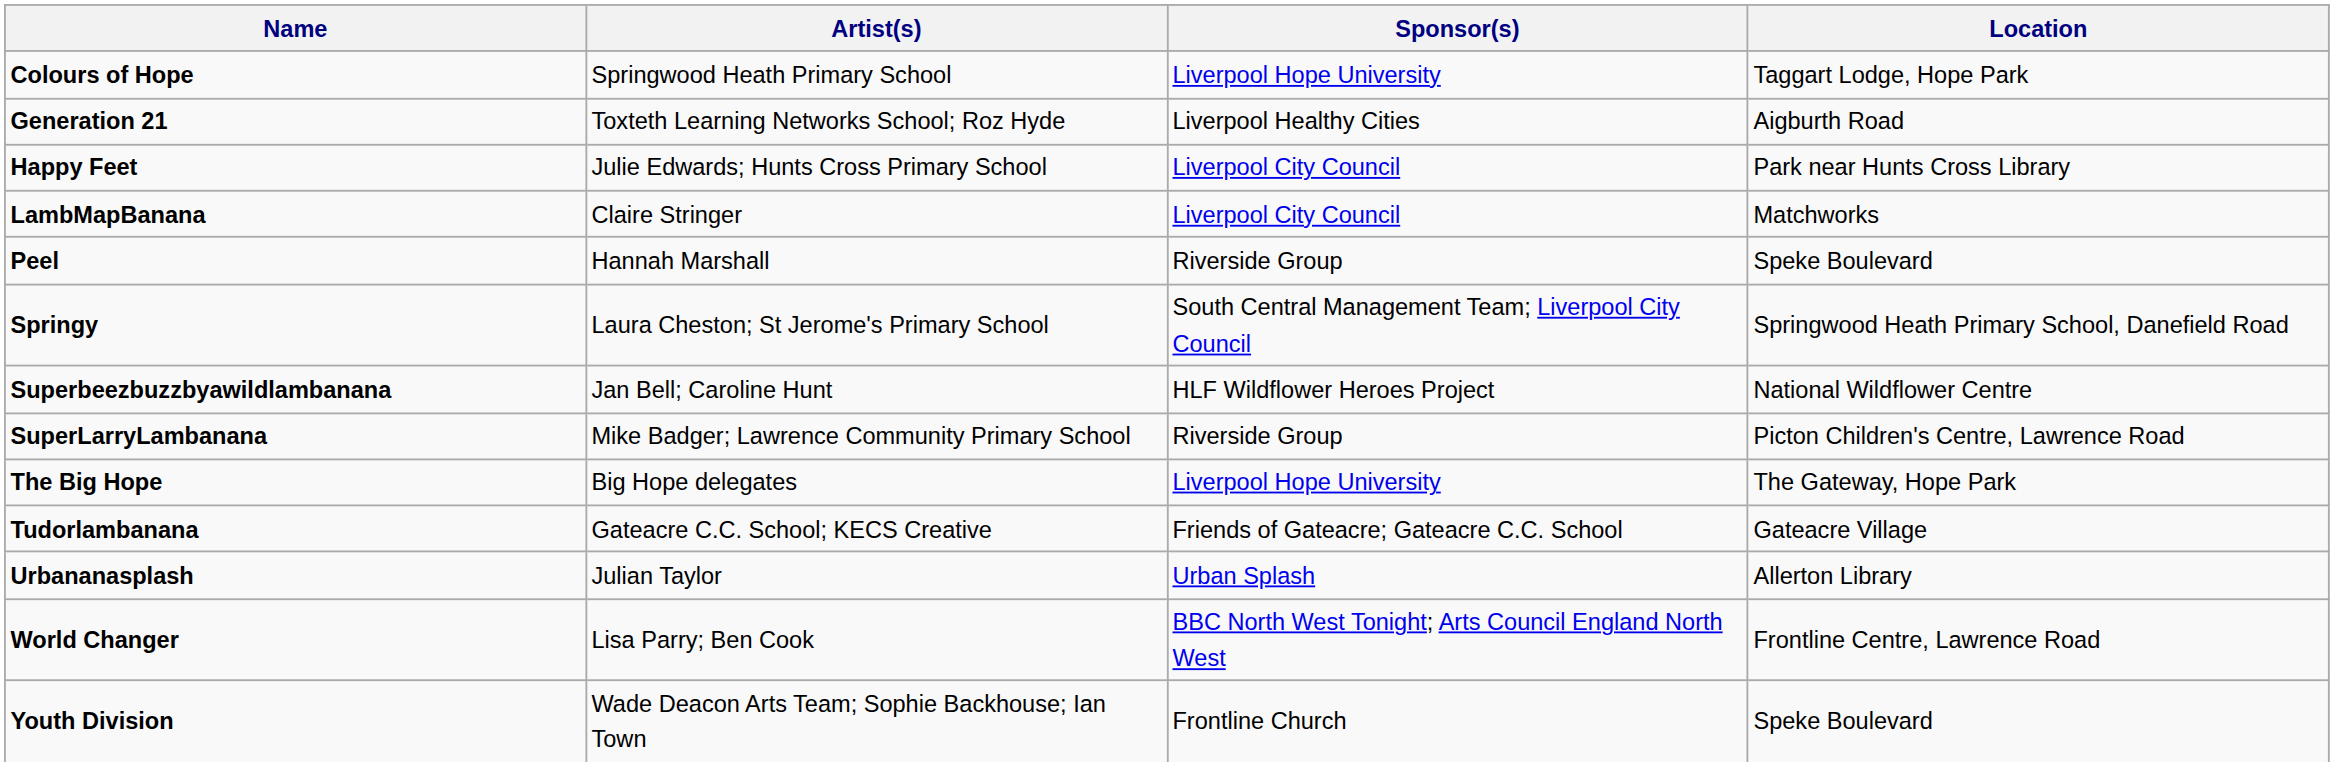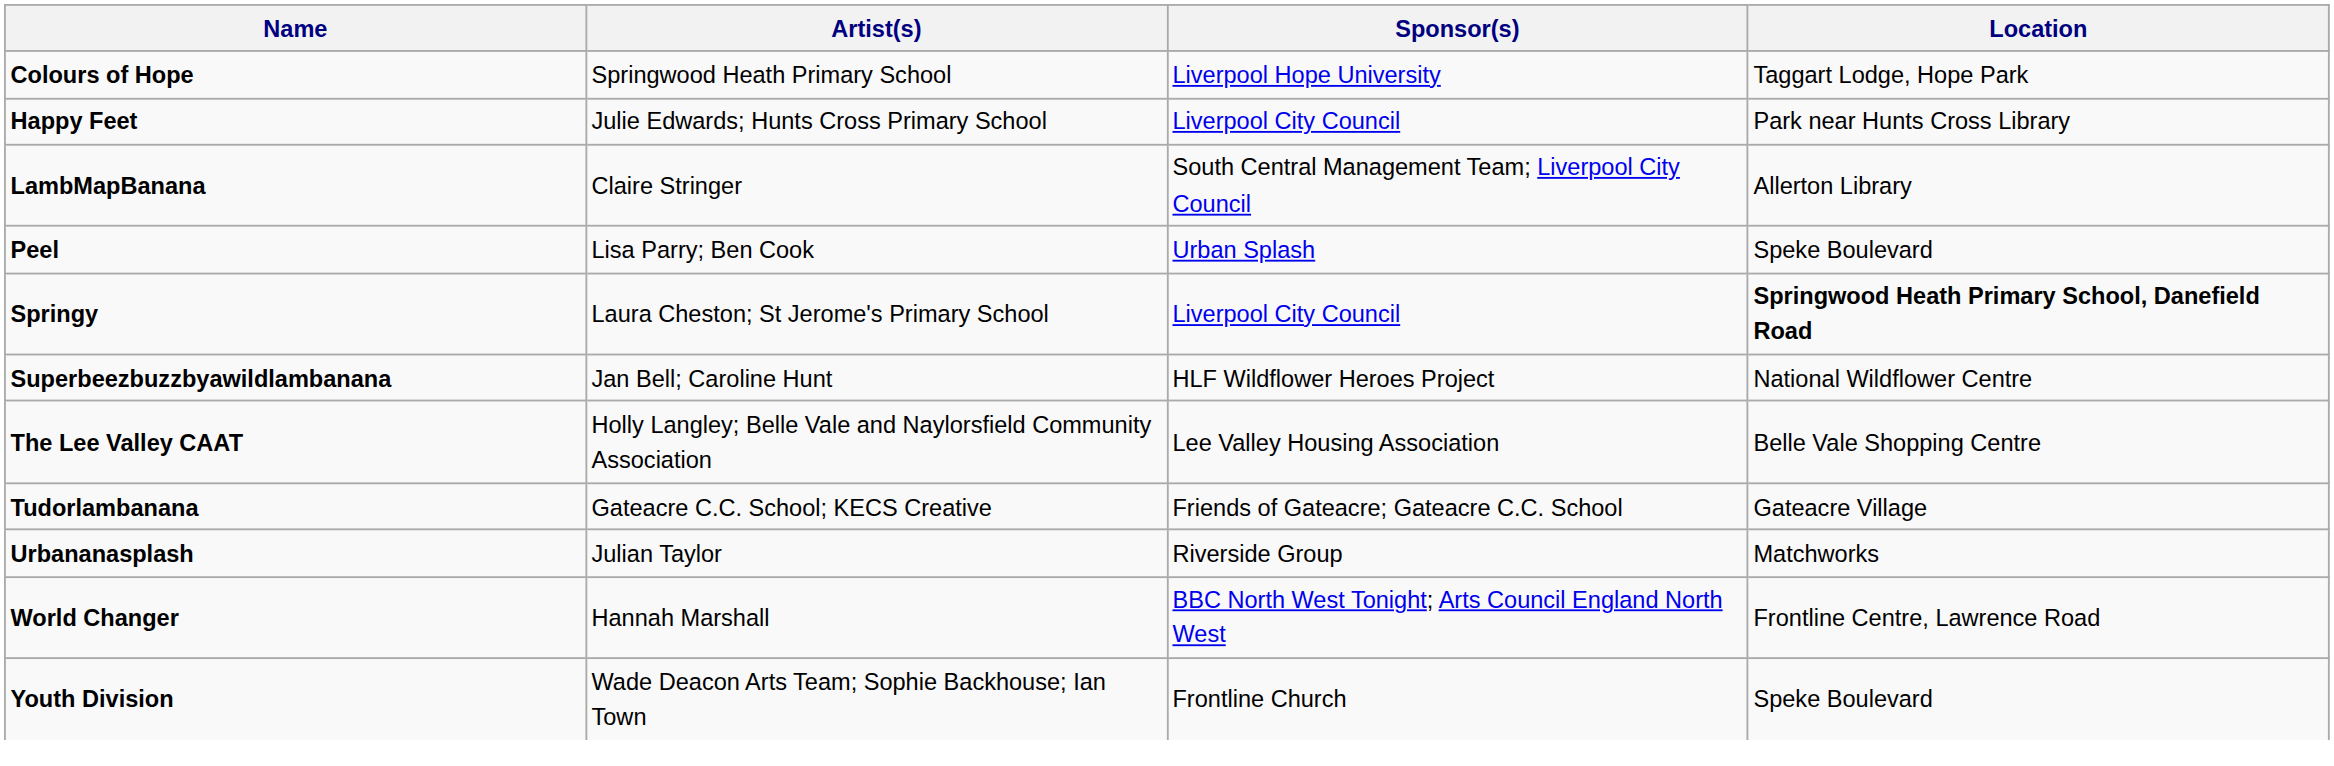- row: (89, 121)
(1286, 214) Liverpool City Council -> (1426, 185) South Central Management Team; Liverpool City Council
(1816, 214) Matchworks -> (1833, 185) Allerton Library
(681, 261) Hannah Marshall -> (703, 249) Lisa Parry; Ben Cook
(1258, 261) Riverside Group -> (1244, 249) Urban Splash
(1426, 325) South Central Management Team; Liverpool City Council -> (1286, 314) Liverpool City Council
(2021, 325) normal -> (2007, 314) bold
- row: (139, 436)
- row: (86, 482)
+ row: (127, 442)
(1244, 575) Urban Splash -> (1258, 553) Riverside Group
(1833, 575) Allerton Library -> (1816, 553) Matchworks
(703, 639) Lisa Parry; Ben Cook -> (681, 617) Hannah Marshall
